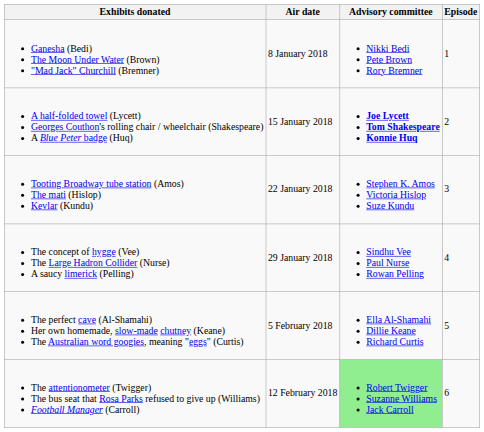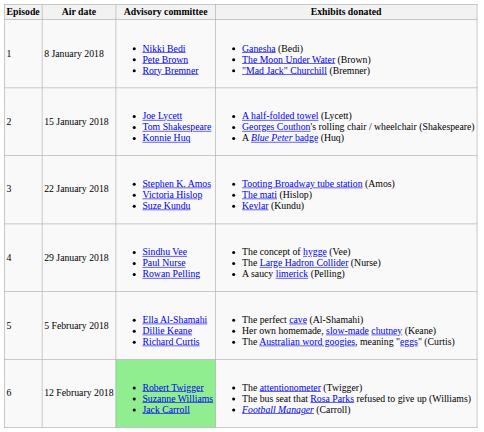columns swapped: (461, 12) <-> (135, 12)
(391, 127) bold -> (166, 127) normal
